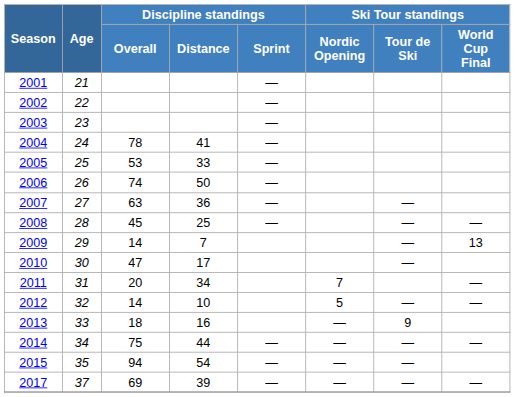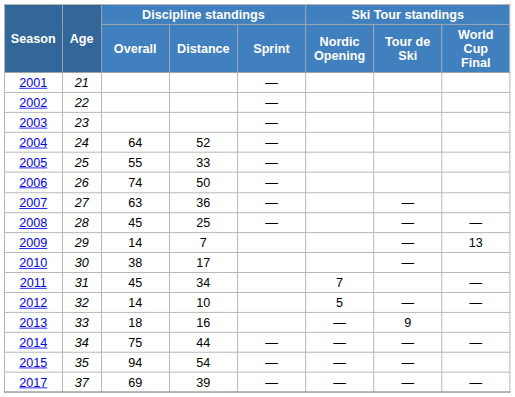(135, 143) 78 -> (135, 143) 64
(203, 143) 41 -> (203, 143) 52
(135, 163) 53 -> (135, 163) 55
(135, 262) 47 -> (135, 262) 38
(135, 282) 20 -> (135, 282) 45
